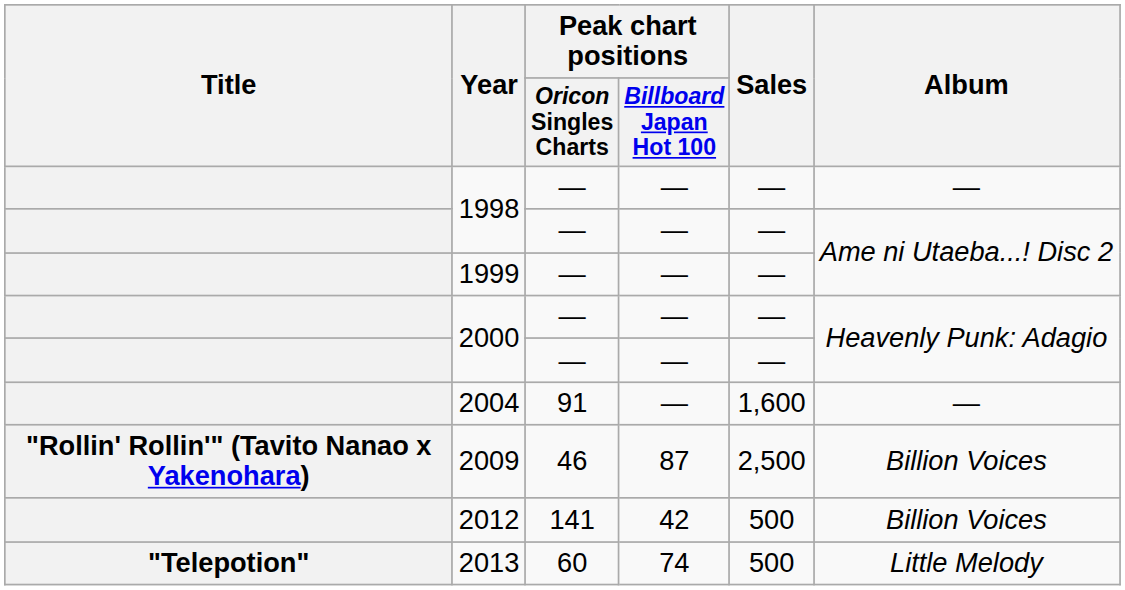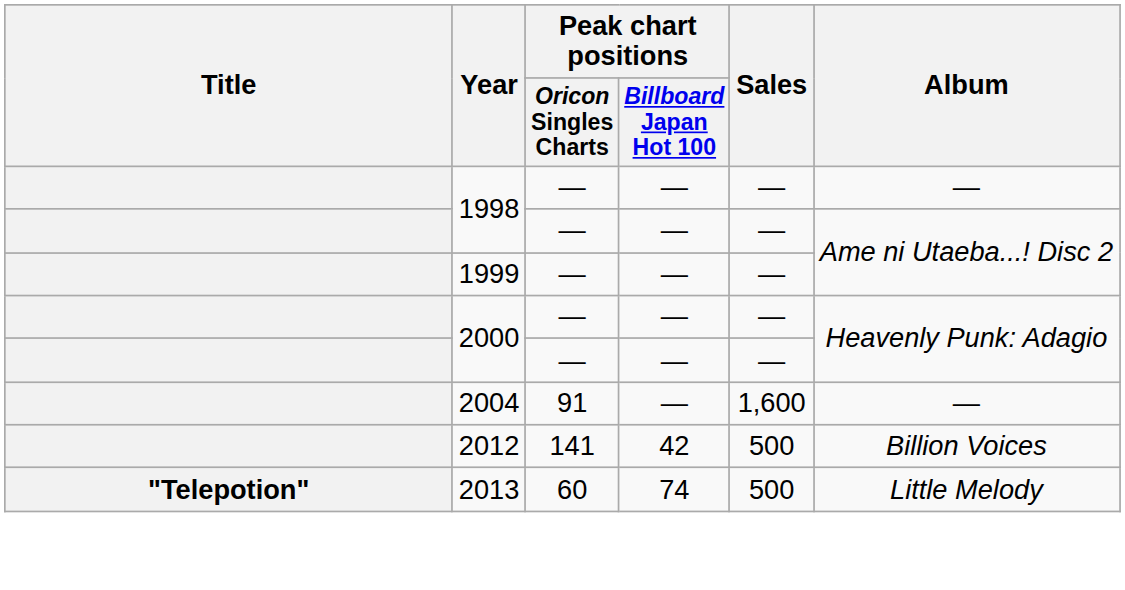- row: (489, 461)
